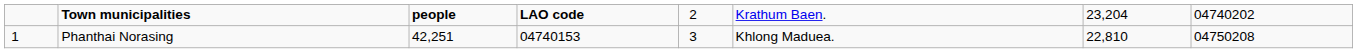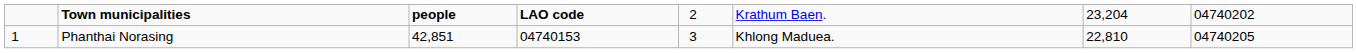(433, 36) 42,251 -> (433, 36) 42,851
(1224, 36) 04750208 -> (1224, 36) 04740205
